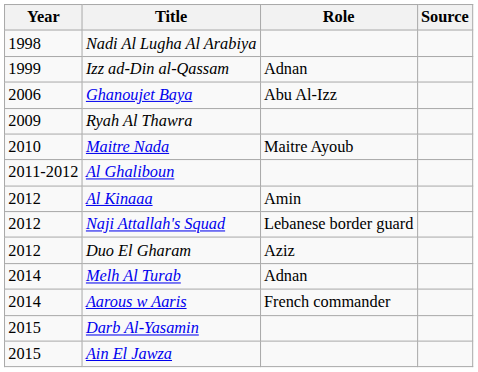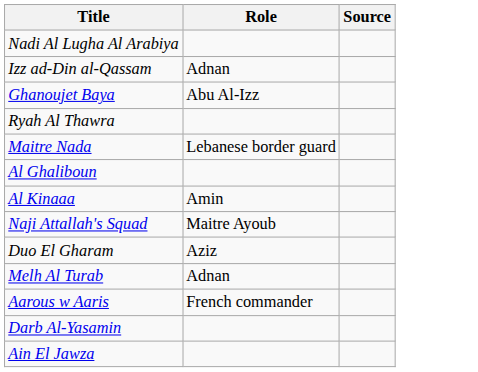- column: (43, 17)
(309, 146) Maitre Ayoub -> (261, 146) Lebanese border guard
(339, 224) Lebanese border guard -> (231, 224) Maitre Ayoub
